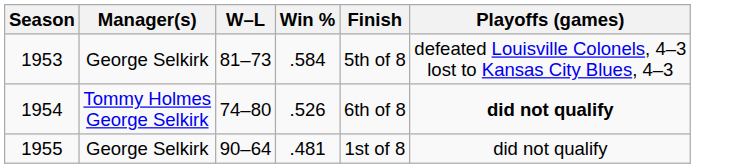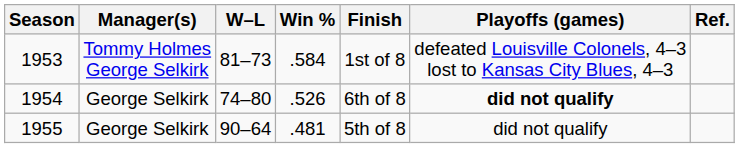+ column: (712, 19)
(147, 59) George Selkirk -> (147, 59) Tommy Holmes George Selkirk
(375, 59) 5th of 8 -> (375, 59) 1st of 8
(147, 109) Tommy Holmes George Selkirk -> (147, 99) George Selkirk
(375, 149) 1st of 8 -> (375, 128) 5th of 8
